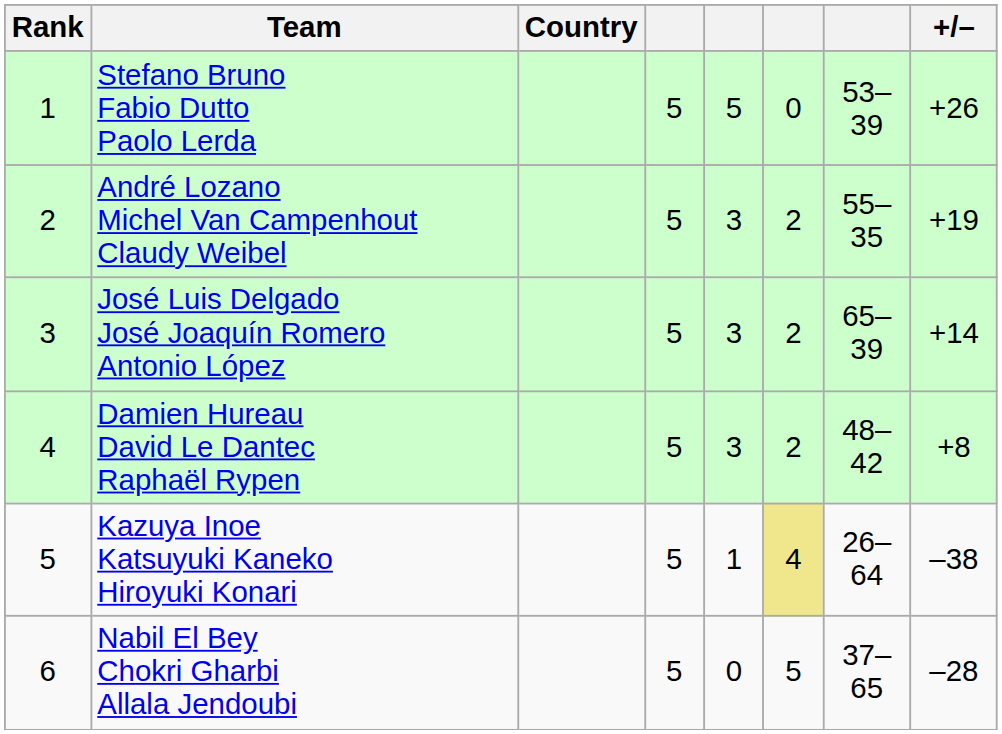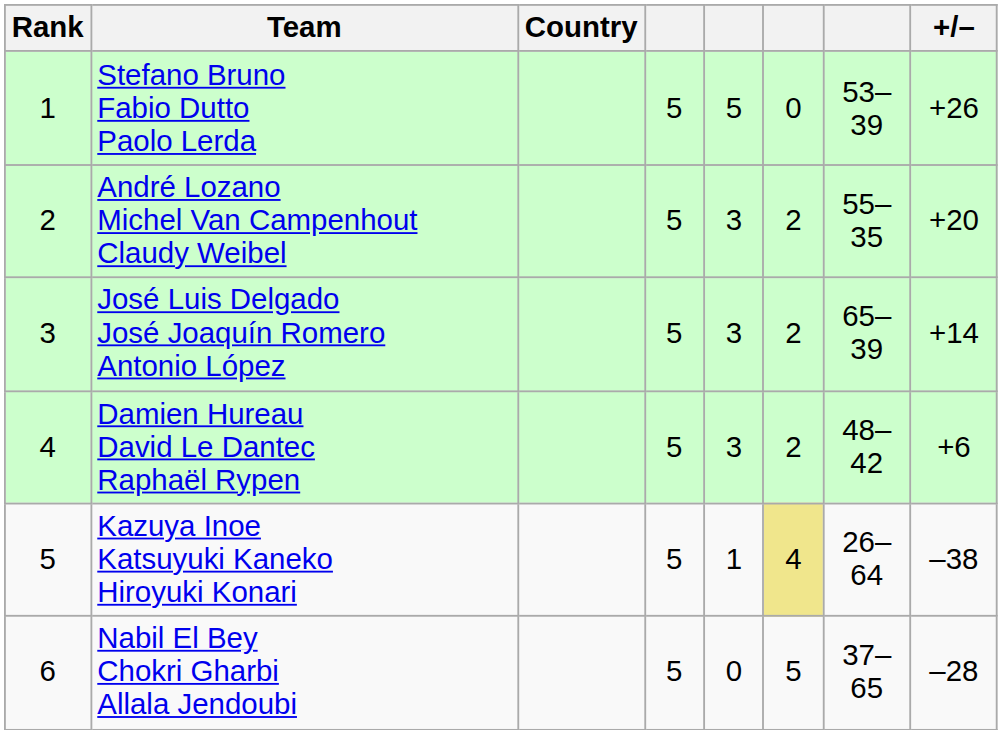(954, 220) +19 -> (954, 220) +20
(954, 446) +8 -> (954, 446) +6
